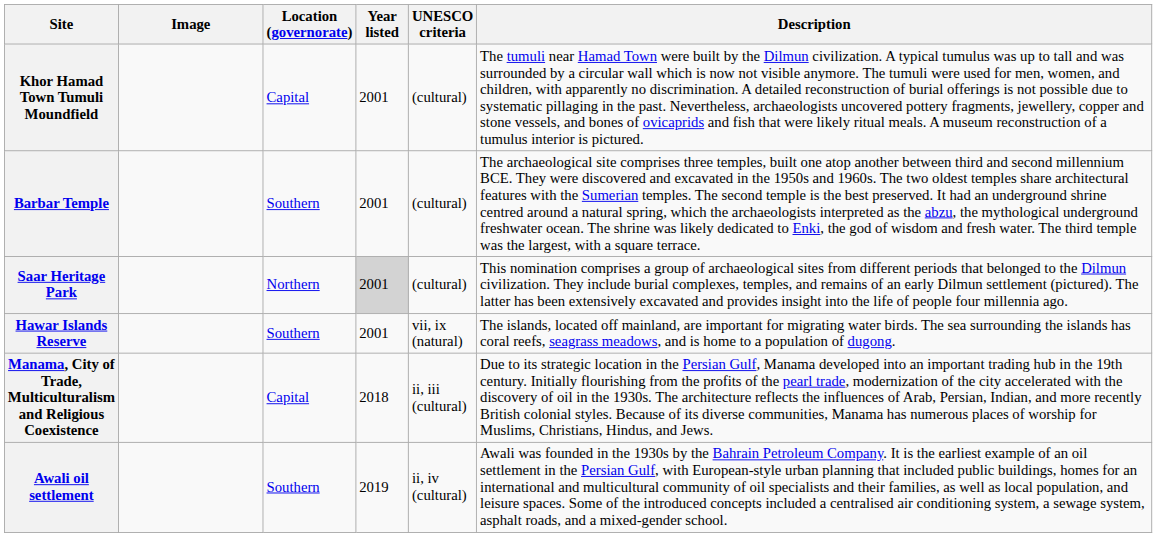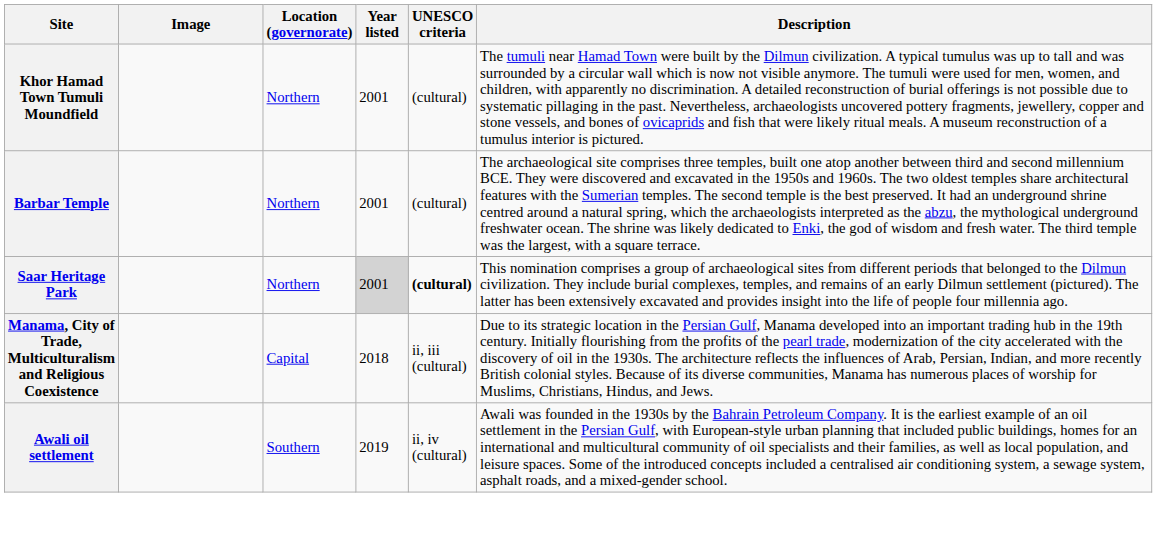(288, 97) Capital -> (293, 97) Northern
(293, 203) Southern -> (293, 203) Northern
(439, 284) normal -> (442, 284) bold
- row: (61, 333)
